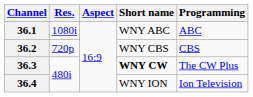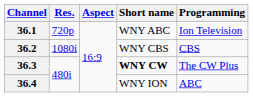(64, 30) 1080i -> (63, 30) 720p
(190, 30) ABC -> (211, 30) Ion Television
(63, 48) 720p -> (64, 48) 1080i
(211, 83) Ion Television -> (190, 83) ABC
